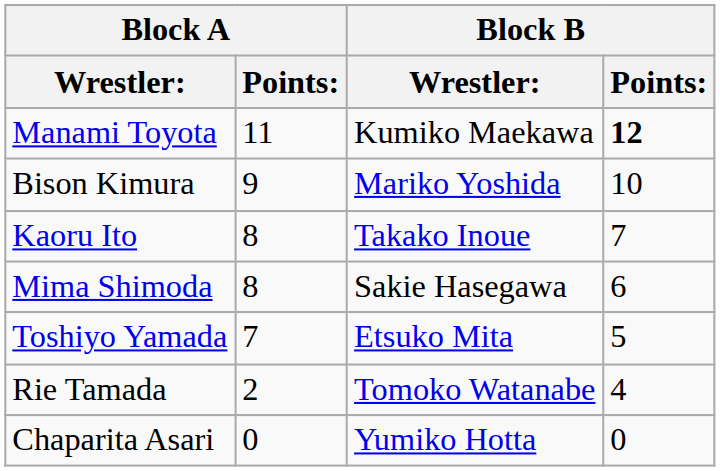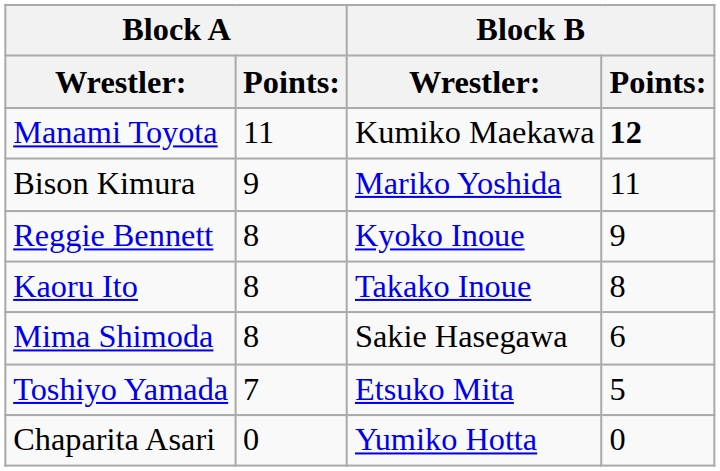(627, 183) 10 -> (625, 183) 11
+ row: (113, 235)
(618, 235) 7 -> (618, 286) 8
- row: (89, 388)
